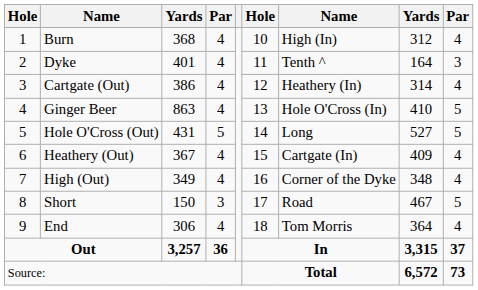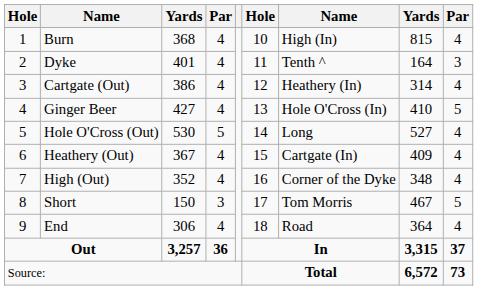(421, 39) 312 -> (421, 39) 815
(184, 109) 863 -> (184, 109) 427
(184, 132) 431 -> (184, 132) 530
(458, 132) 5 -> (458, 132) 4
(184, 179) 349 -> (184, 179) 352
(297, 202) Road -> (317, 202) Tom Morris
(317, 226) Tom Morris -> (297, 226) Road
